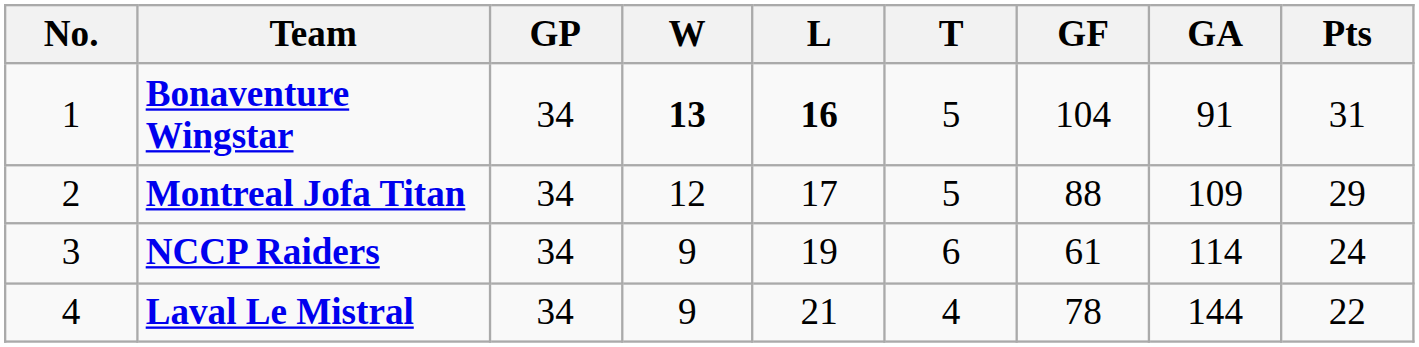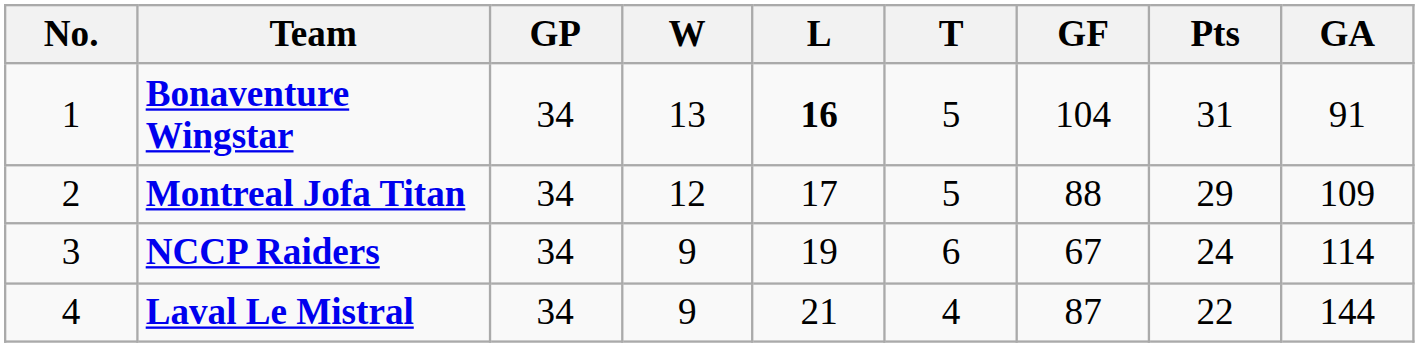columns swapped: (1215, 33) <-> (1347, 33)
(687, 113) bold -> (687, 113) normal
(1083, 252) 61 -> (1083, 252) 67
(1083, 311) 78 -> (1083, 311) 87
